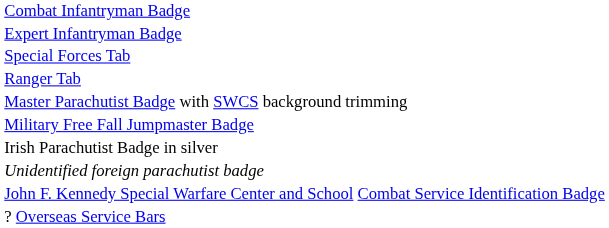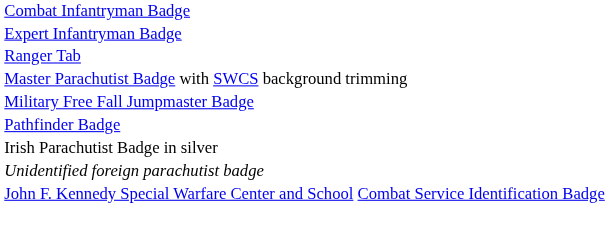- row: (67, 56)
+ row: (62, 124)
- row: (85, 216)
